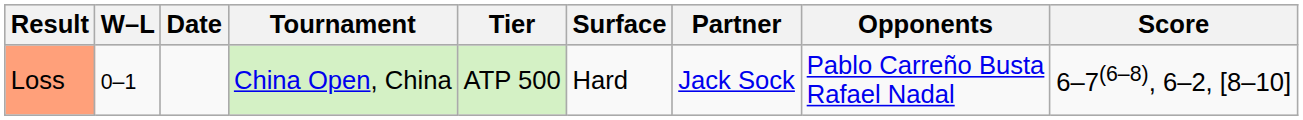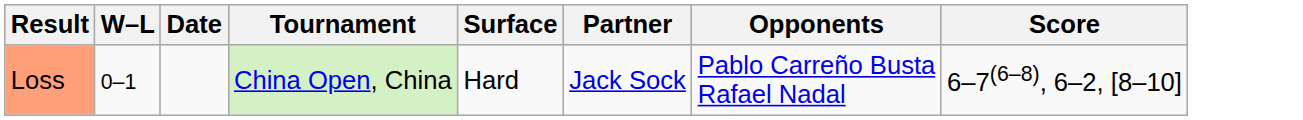- column: (512, 24)
